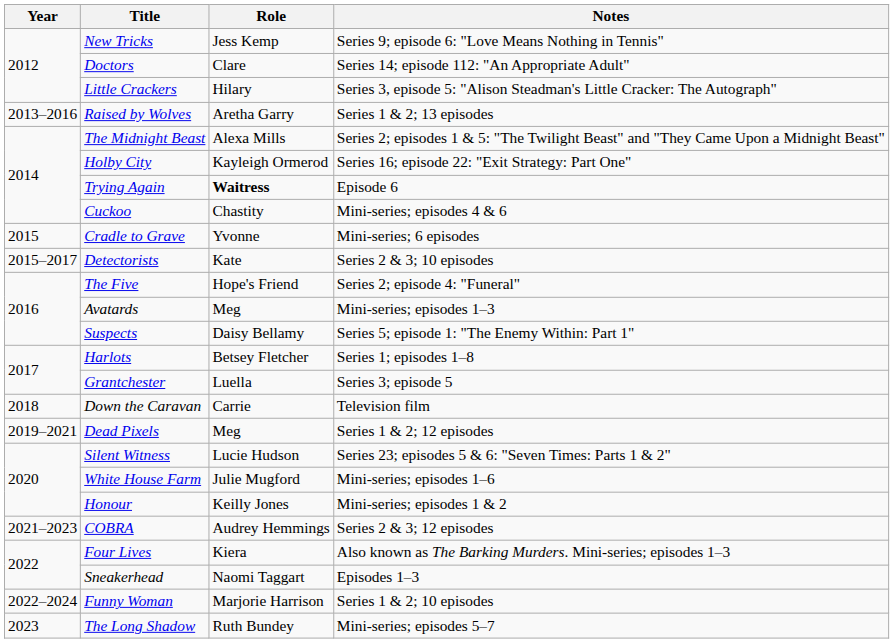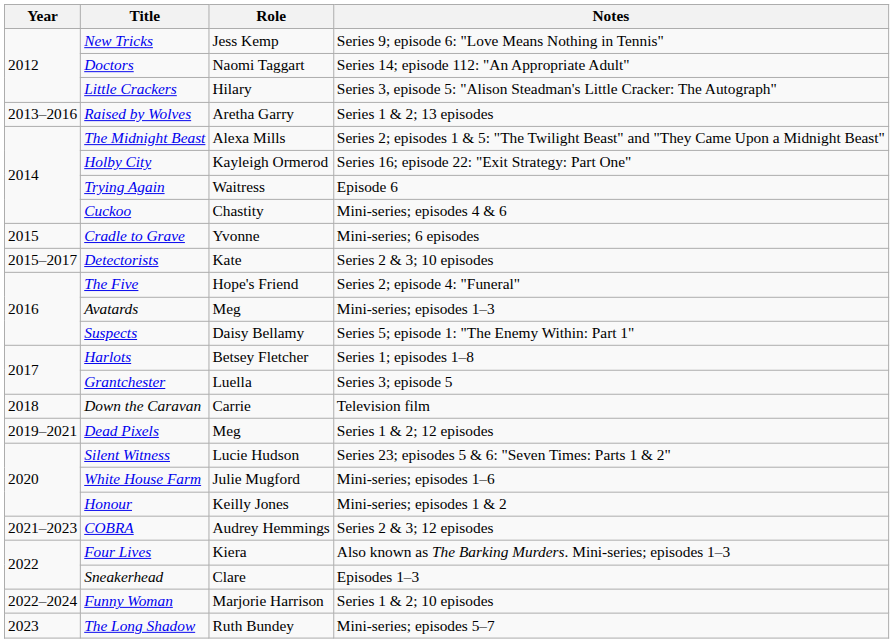(229, 65) Clare -> (258, 65) Naomi Taggart
(241, 187) bold -> (239, 187) normal
(258, 576) Naomi Taggart -> (229, 576) Clare
